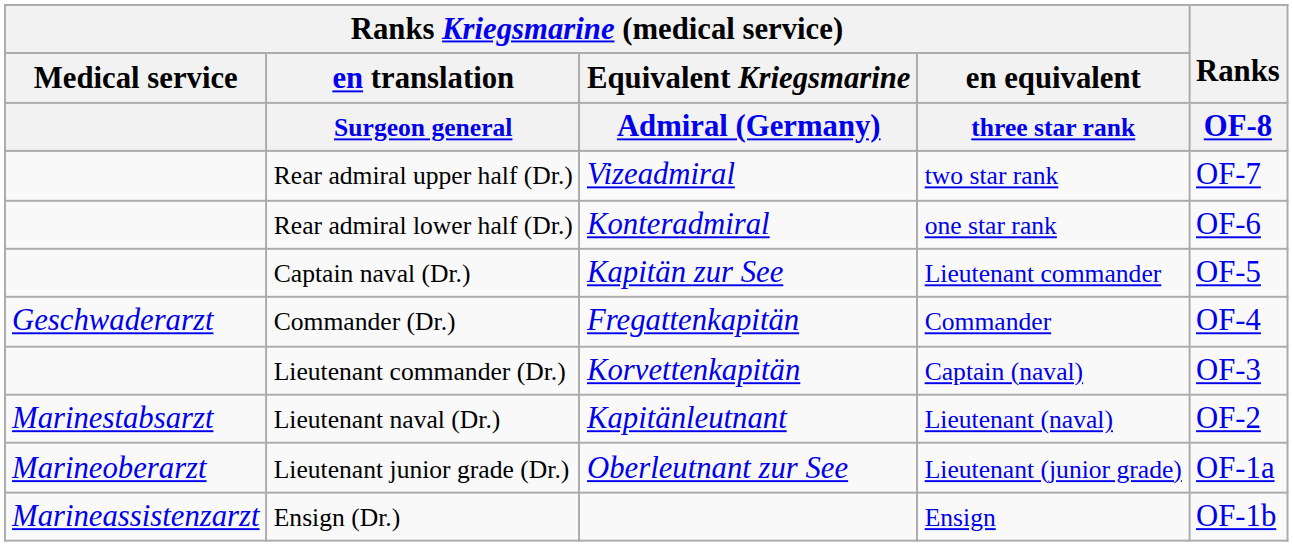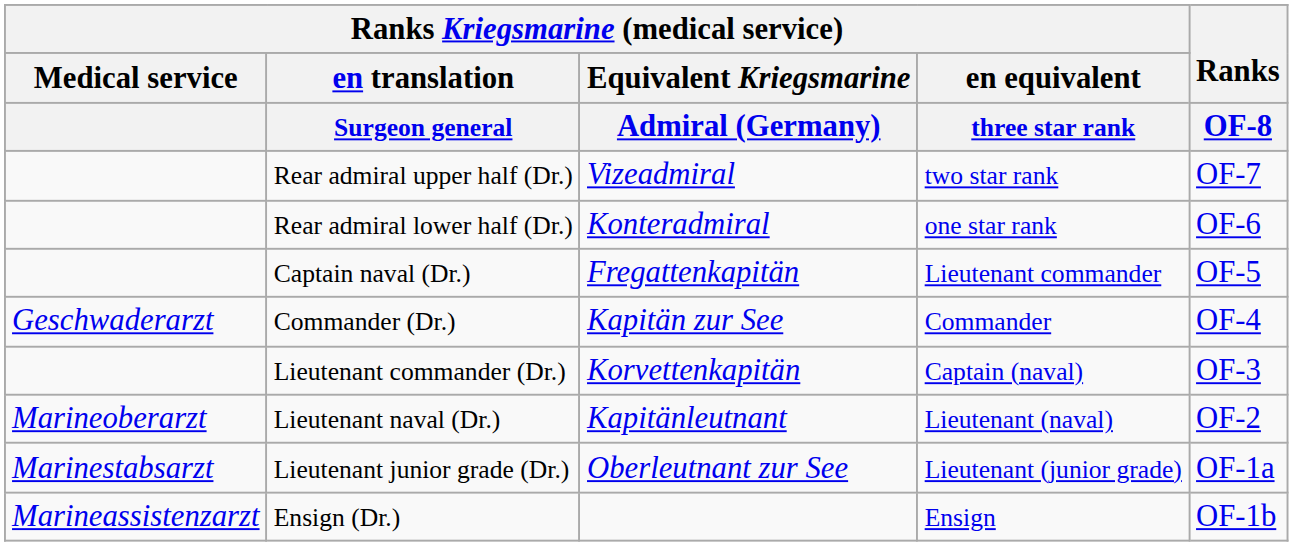(685, 272) Kapitän zur See -> (693, 272) Fregattenkapitän
(693, 321) Fregattenkapitän -> (685, 321) Kapitän zur See
(113, 418) Marinestabsarzt -> (109, 418) Marineoberarzt
(109, 467) Marineoberarzt -> (113, 467) Marinestabsarzt
